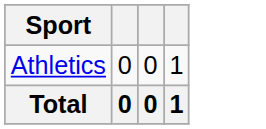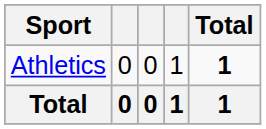+ column: (224, 25)
